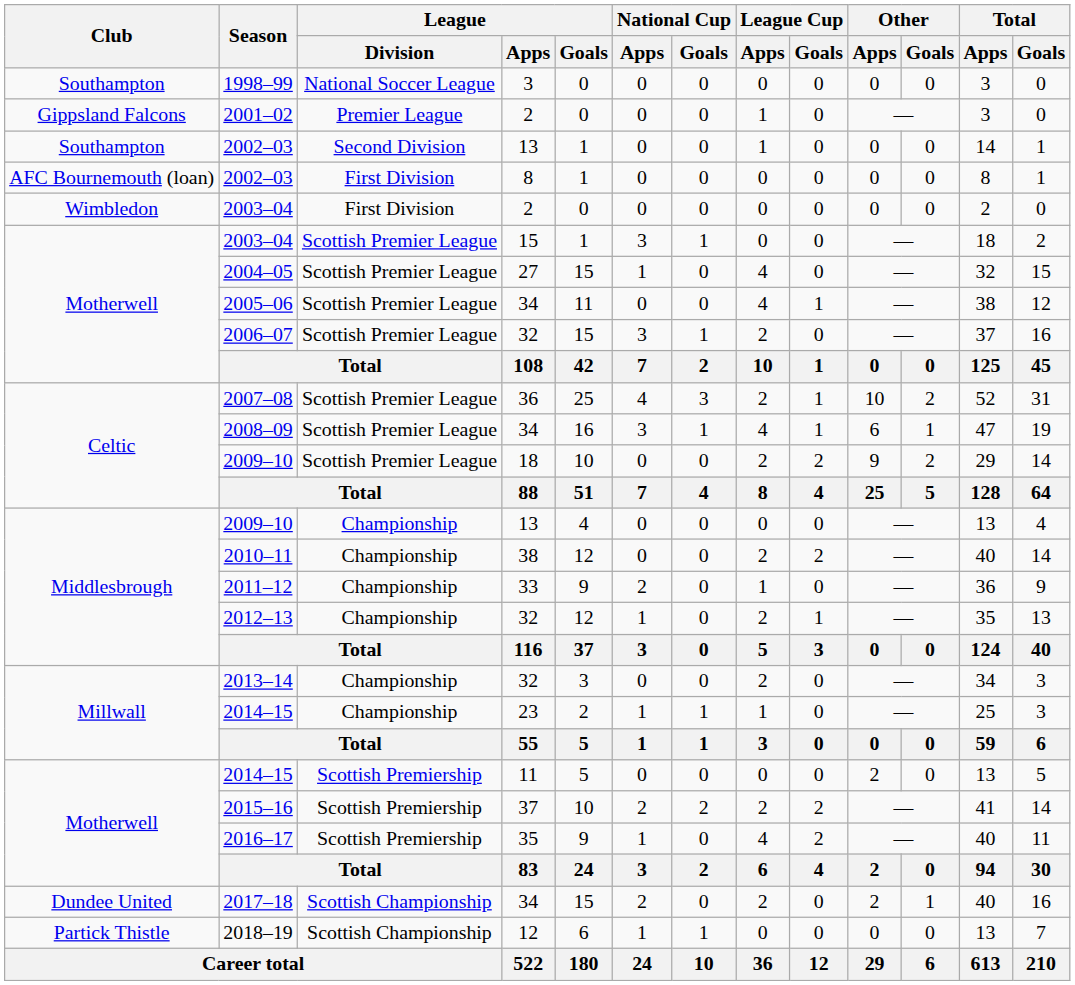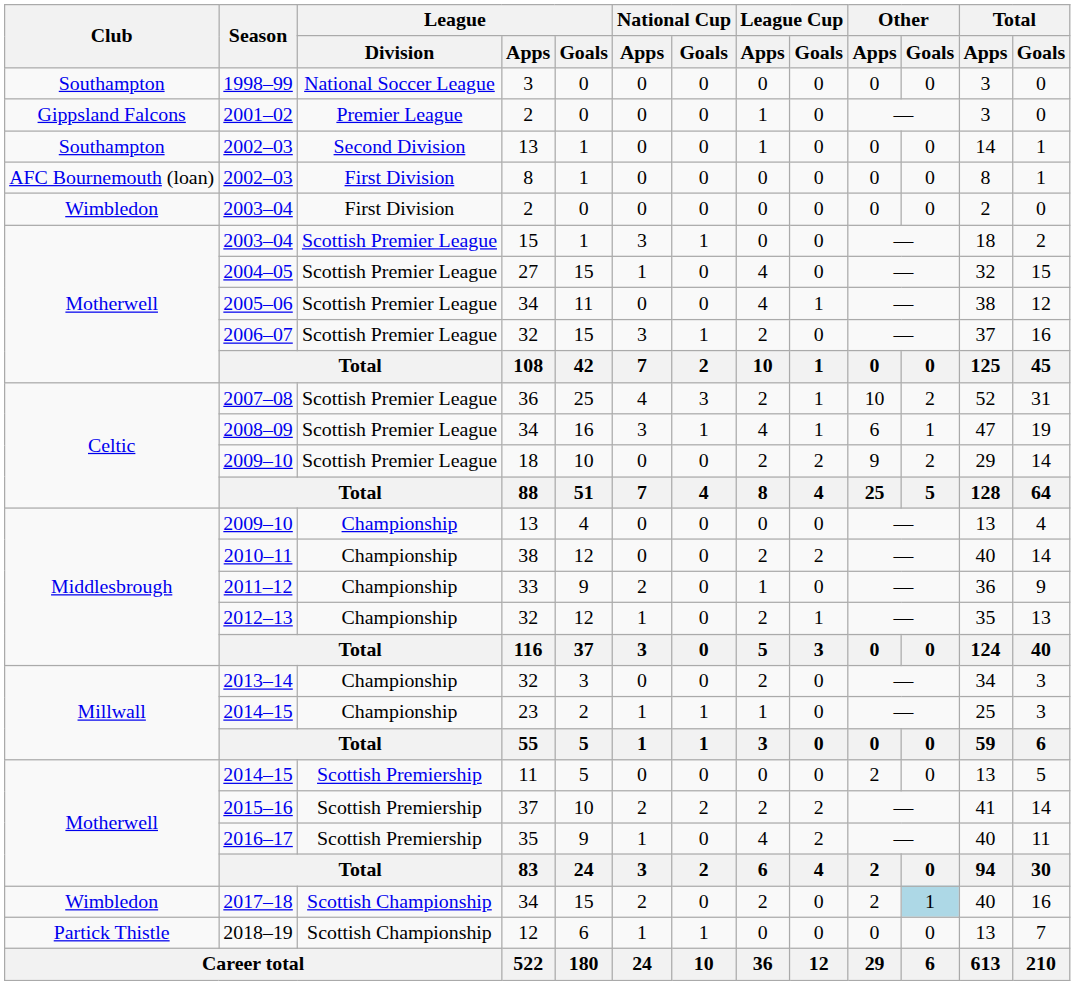(112, 901) Dundee United -> (112, 901) Wimbledon
(930, 901) no background -> (930, 901) lightblue background
